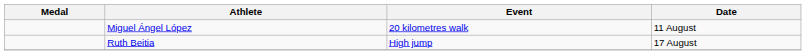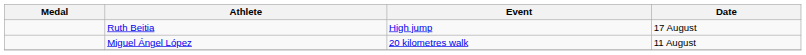rows swapped: (150, 28) <-> (131, 43)
